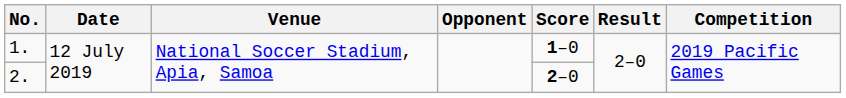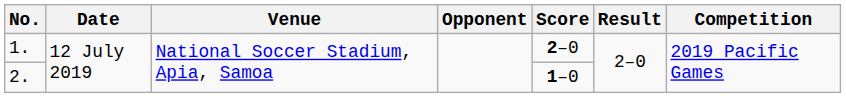(563, 48) 1–0 -> (563, 48) 2–0
(563, 77) 2–0 -> (563, 77) 1–0
